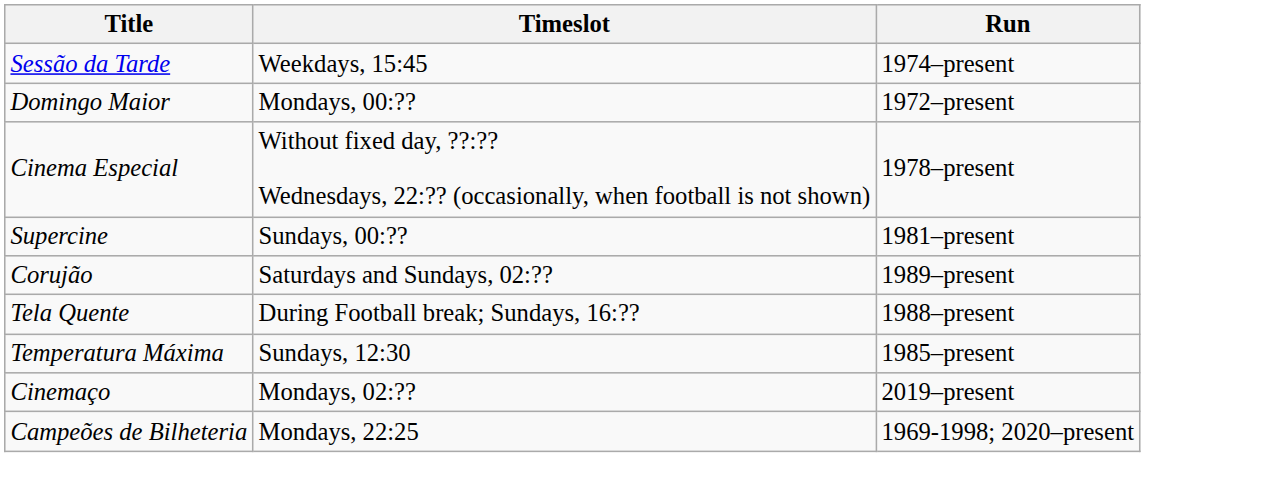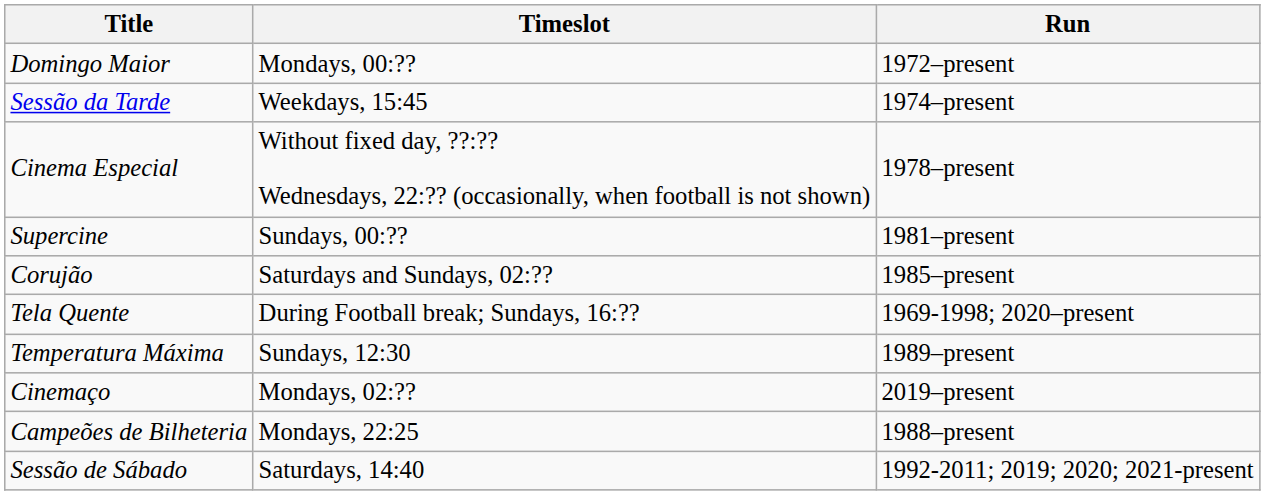rows swapped: (90, 63) <-> (90, 102)
(948, 274) 1989–present -> (948, 274) 1985–present
(948, 313) 1988–present -> (1008, 313) 1969-1998; 2020–present
(948, 353) 1985–present -> (948, 353) 1989–present
(1008, 431) 1969-1998; 2020–present -> (948, 431) 1988–present
+ row: (99, 470)
